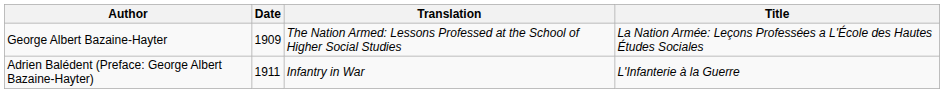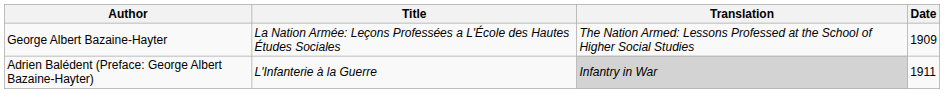columns swapped: (777, 14) <-> (268, 14)
(326, 72) no background -> (618, 72) lightgrey background
